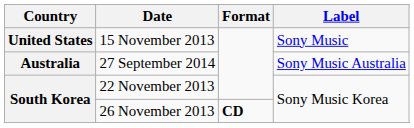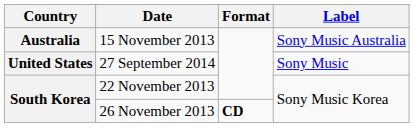(50, 39) United States -> (50, 39) Australia
(313, 39) Sony Music -> (341, 39) Sony Music Australia
(50, 63) Australia -> (50, 63) United States
(341, 63) Sony Music Australia -> (313, 63) Sony Music
